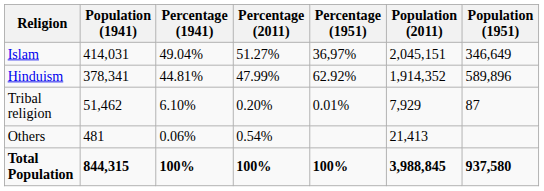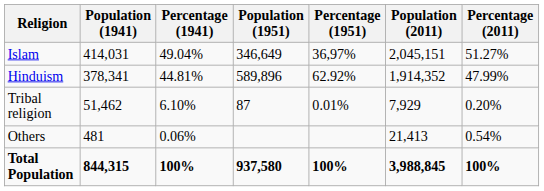columns swapped: (500, 23) <-> (271, 23)
